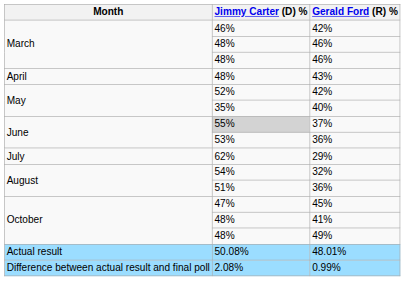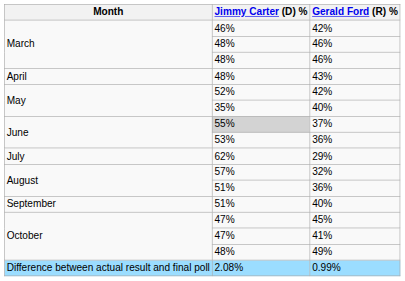(225, 172) 54% -> (225, 172) 57%
+ row: (31, 204)
(225, 220) 48% -> (225, 236) 47%
- row: (34, 252)
